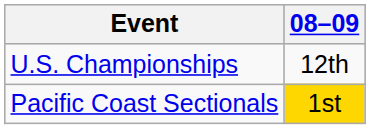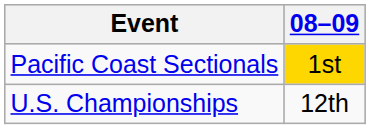rows swapped: (124, 63) <-> (144, 103)
